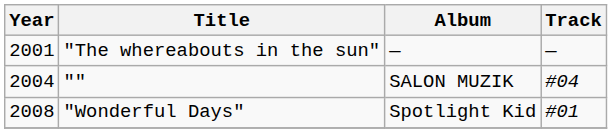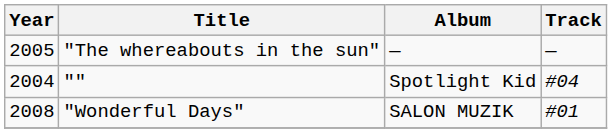(32, 51) 2001 -> (32, 51) 2005
(451, 82) SALON MUZIK -> (463, 82) Spotlight Kid
(463, 112) Spotlight Kid -> (451, 112) SALON MUZIK
